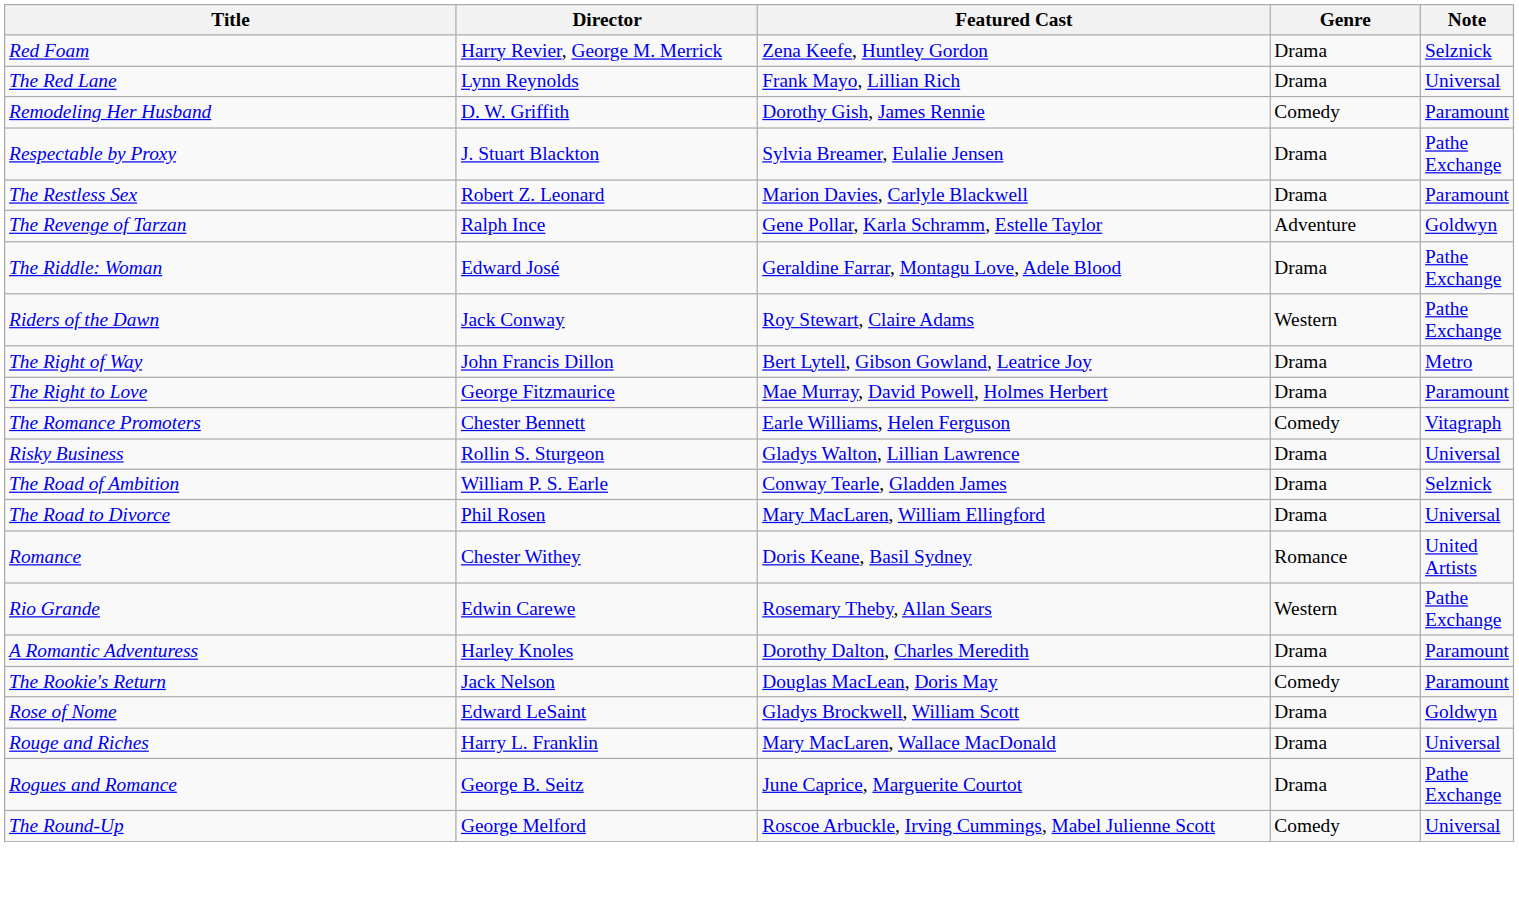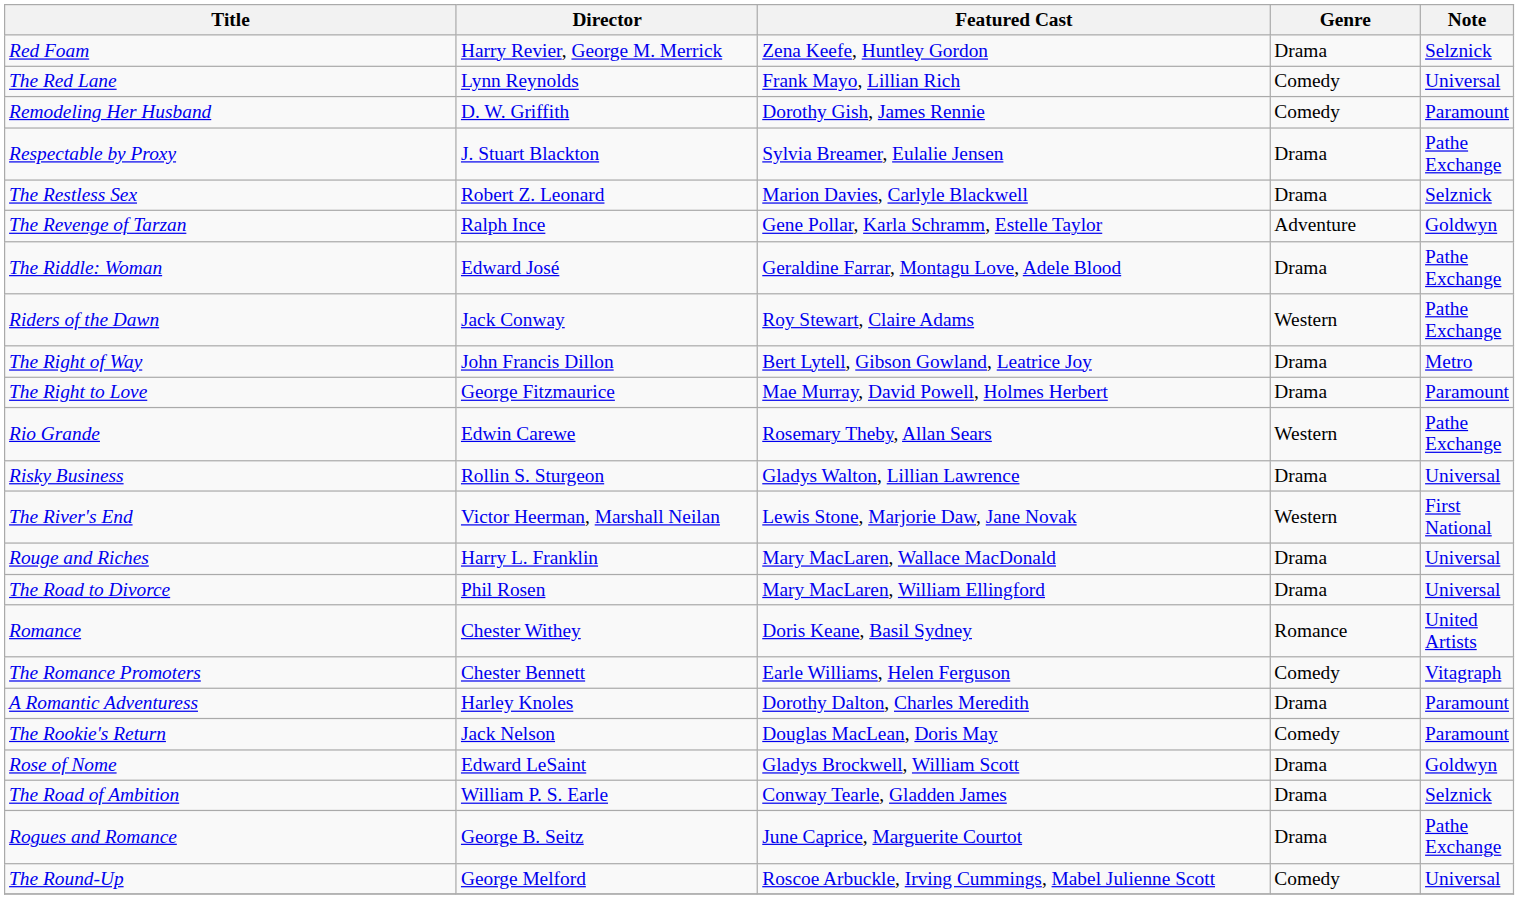(1301, 81) Drama -> (1307, 81) Comedy
(1467, 195) Paramount -> (1458, 195) Selznick
rows swapped: (55, 609) <-> (105, 422)
+ row: (71, 517)
rows swapped: (94, 484) <-> (79, 742)
